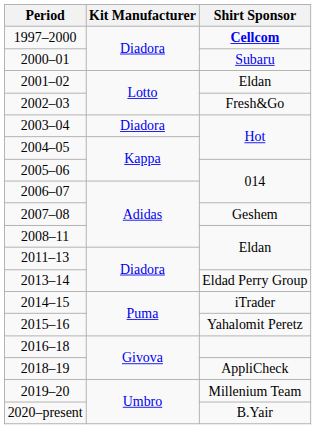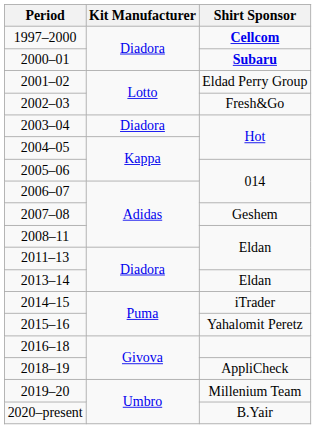(255, 59) normal -> (255, 59) bold
(255, 81) Eldan -> (255, 81) Eldad Perry Group
(255, 280) Eldad Perry Group -> (255, 280) Eldan
